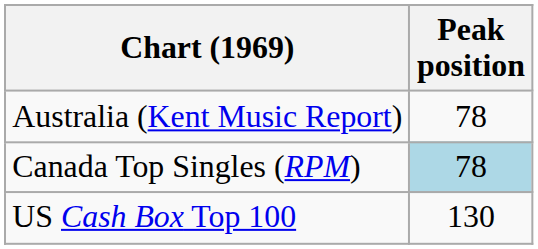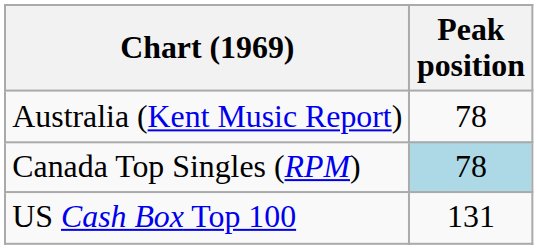(471, 217) 130 -> (471, 217) 131
